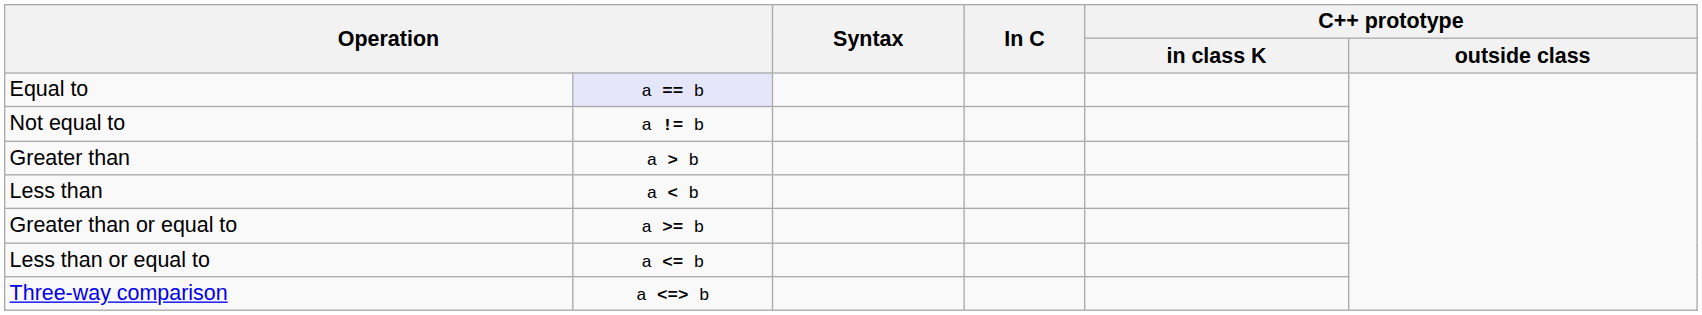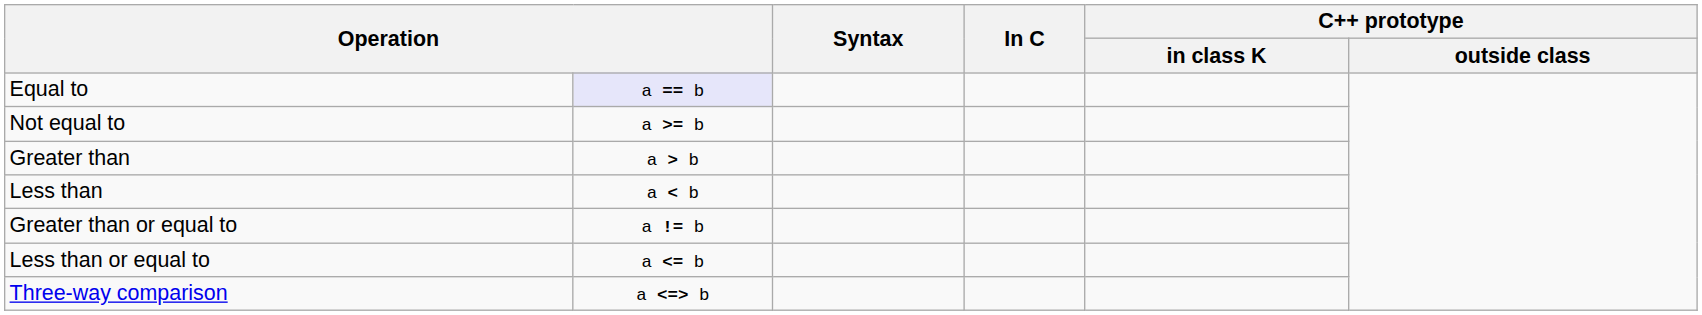(673, 126) a != b -> (673, 126) a >= b
(673, 228) a >= b -> (673, 228) a != b
